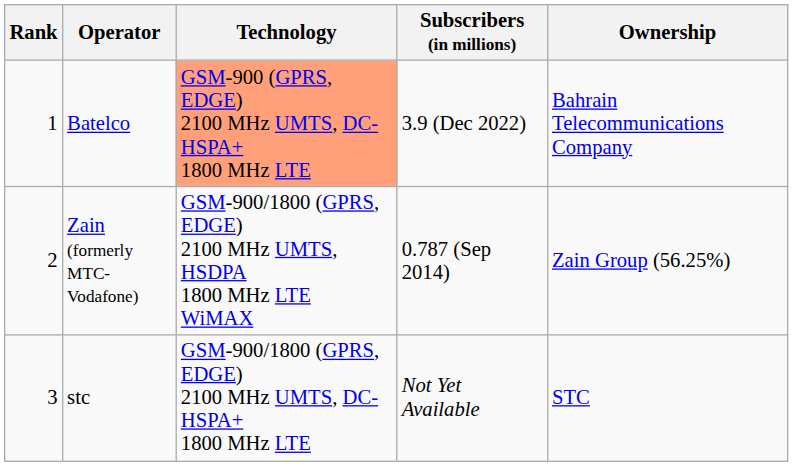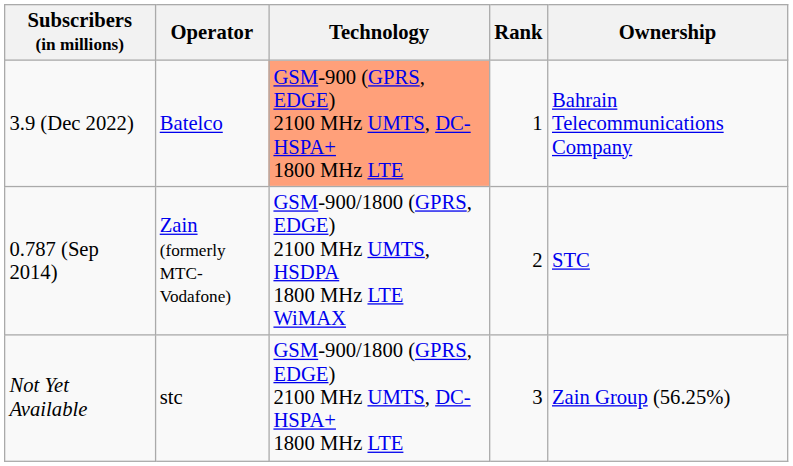columns swapped: (33, 32) <-> (472, 32)
(641, 260) Zain Group (56.25%) -> (571, 260) STC
(571, 397) STC -> (641, 397) Zain Group (56.25%)
